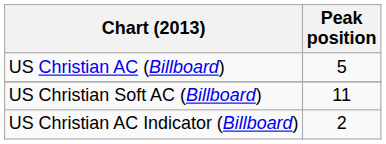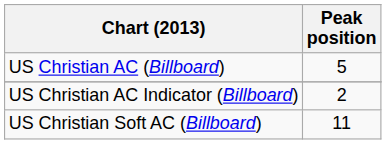rows swapped: (154, 124) <-> (135, 95)
